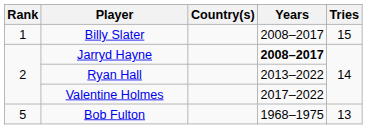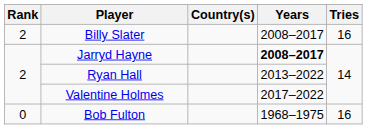(23, 35) 1 -> (23, 35) 2
(344, 35) 15 -> (344, 35) 16
(23, 114) 5 -> (23, 114) 0
(344, 114) 13 -> (344, 114) 16
